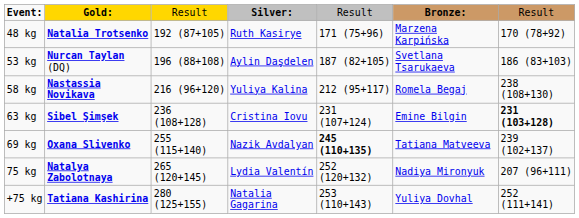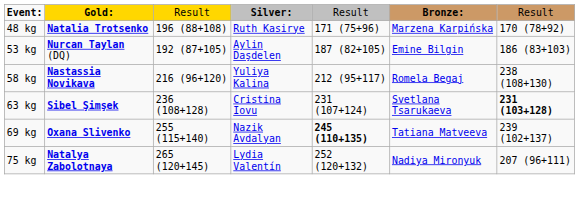(189, 34) 192 (87+105) -> (191, 29) 196 (88+108)
(189, 62) 196 (88+108) -> (191, 50) 192 (87+105)
(425, 62) Svetlana Tsarukaeva -> (428, 50) Emine Bilgin
(431, 117) Emine Bilgin -> (422, 105) Svetlana Tsarukaeva
- row: (25, 199)
